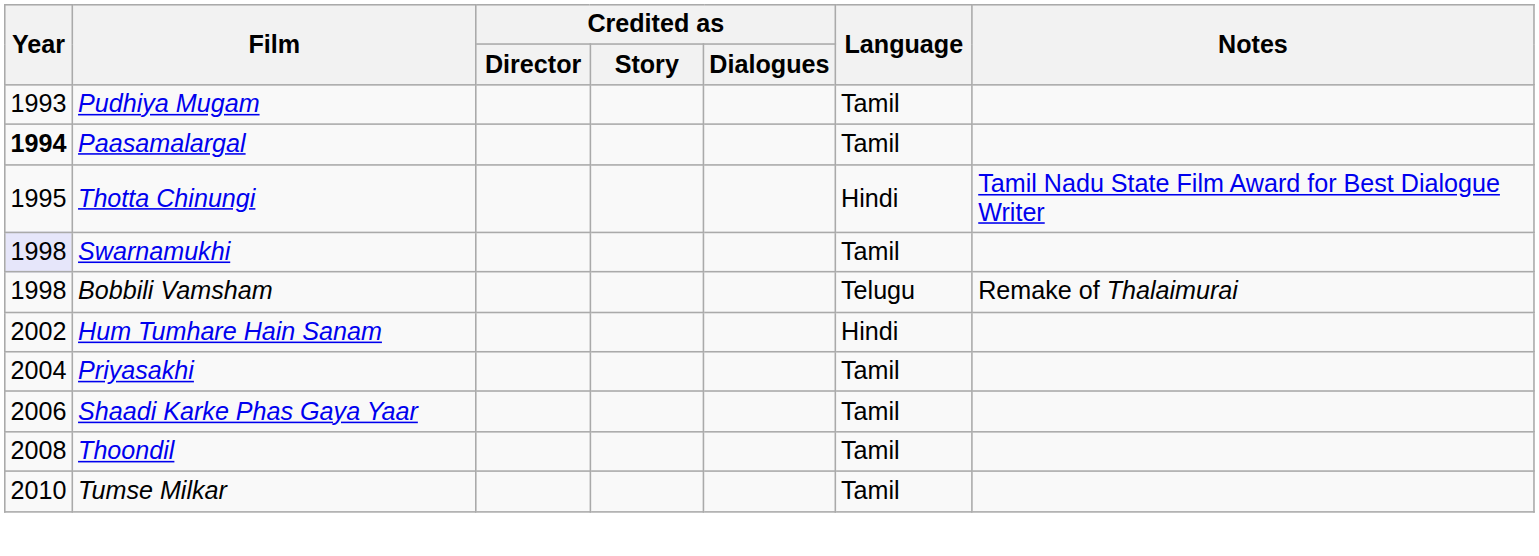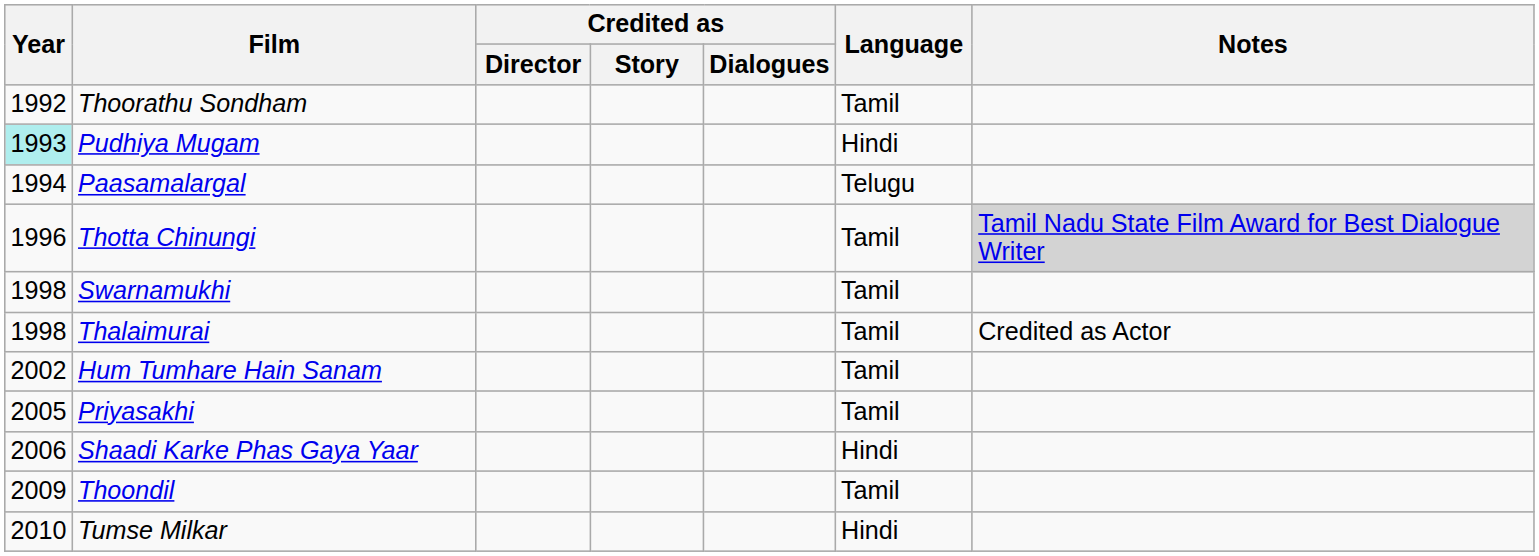+ row: (193, 104)
(39, 104) no background -> (39, 143) paleturquoise background
(870, 104) Tamil -> (870, 143) Hindi
(39, 143) bold -> (39, 183) normal
(870, 143) Tamil -> (878, 183) Telugu
(39, 197) 1995 -> (39, 237) 1996
(870, 197) Hindi -> (870, 237) Tamil
(1239, 197) no background -> (1239, 237) lightgrey background
(39, 251) lavender background -> (39, 291) no background
+ row: (144, 331)
- row: (175, 291)
(870, 331) Hindi -> (870, 371) Tamil
(39, 371) 2004 -> (39, 411) 2005
(870, 411) Tamil -> (870, 451) Hindi
(39, 451) 2008 -> (39, 490) 2009
(870, 490) Tamil -> (870, 530) Hindi
